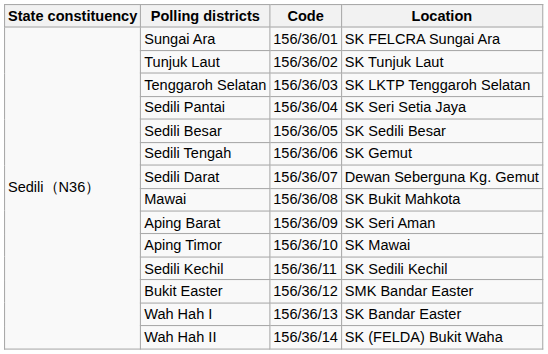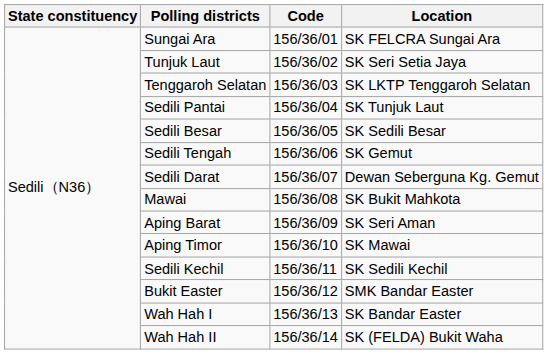(394, 61) SK Tunjuk Laut -> (405, 61) SK Seri Setia Jaya
(405, 107) SK Seri Setia Jaya -> (394, 107) SK Tunjuk Laut
